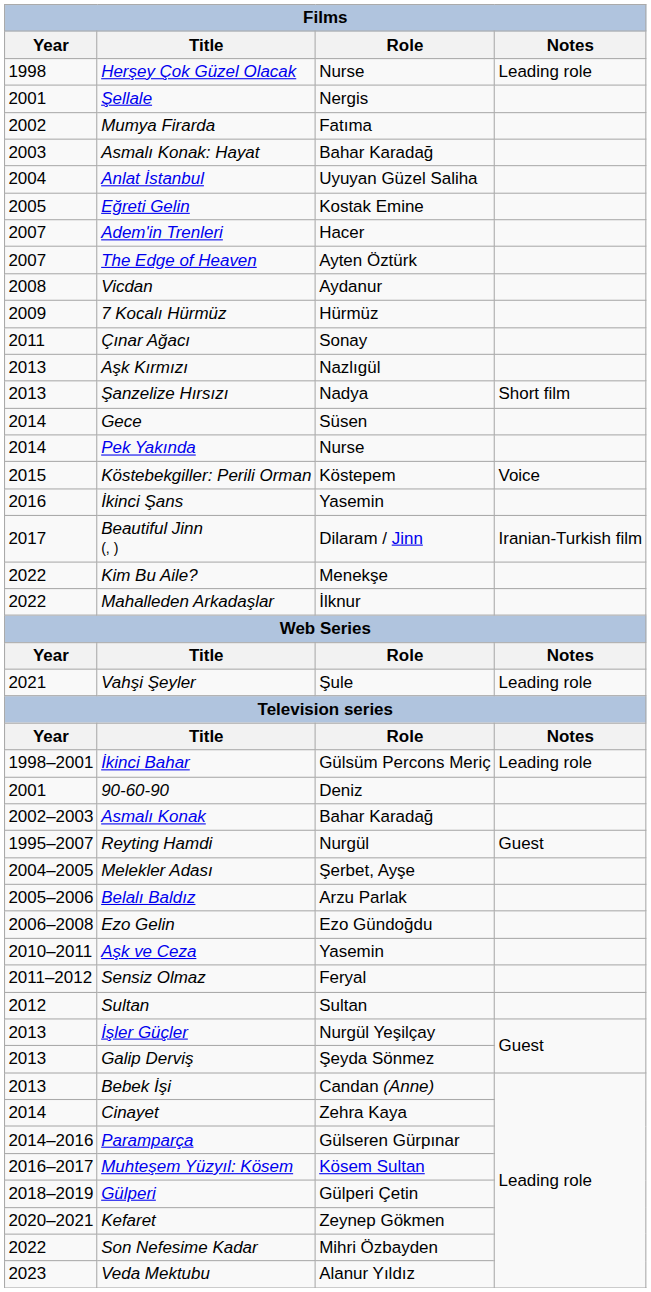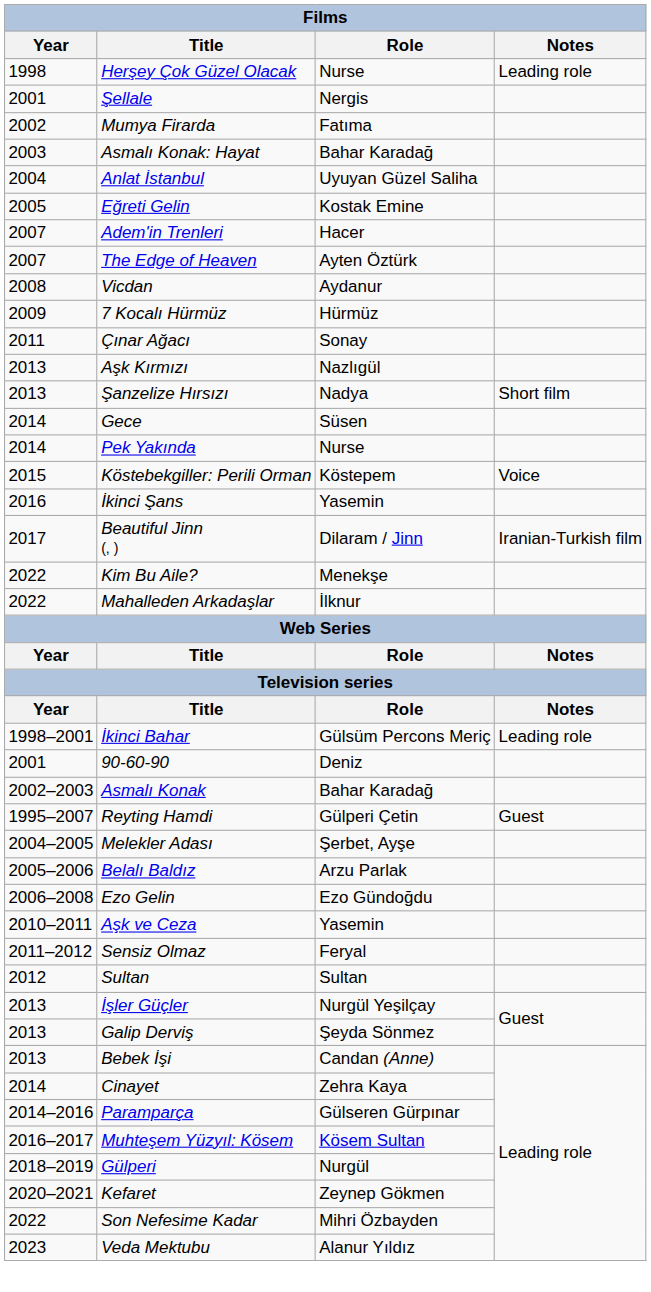- row: (148, 682)
(344, 843) Nurgül -> (369, 817) Gülperi Çetin
(369, 1193) Gülperi Çetin -> (344, 1166) Nurgül
